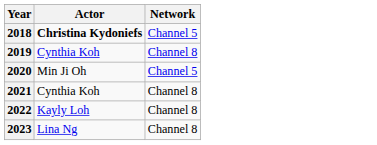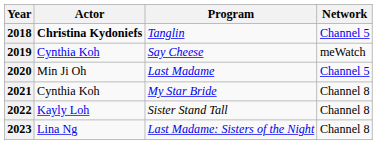+ column: (231, 14)
(173, 52) Channel 8 -> (343, 52) meWatch
